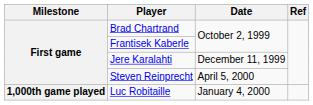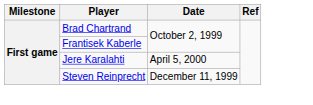(241, 60) December 11, 1999 -> (178, 60) April 5, 2000
(226, 76) April 5, 2000 -> (194, 76) December 11, 1999
- row: (140, 92)
